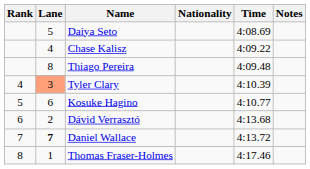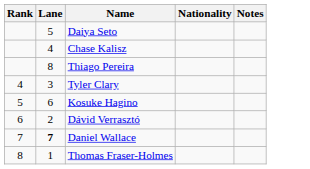- column: (254, 13)
(50, 84) lightsalmon background -> (50, 84) no background
